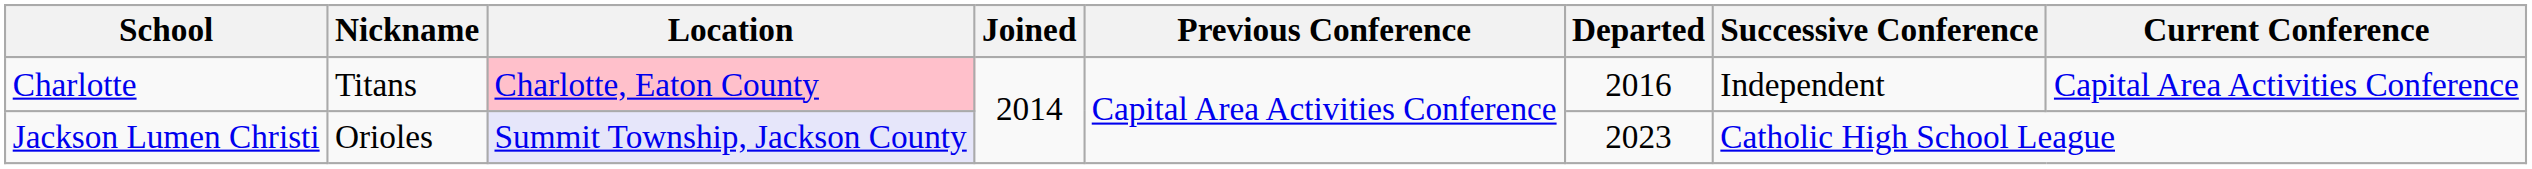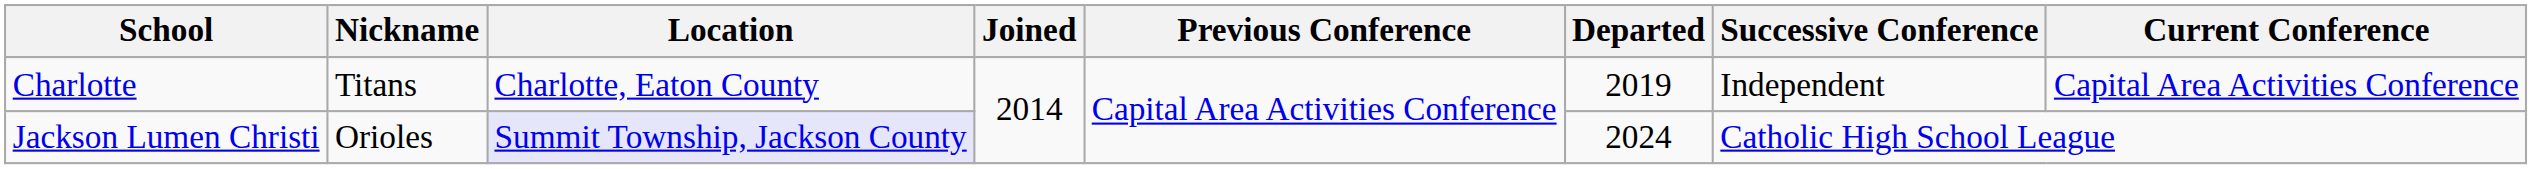(657, 83) pink background -> (657, 83) no background
(1638, 83) 2016 -> (1638, 83) 2019
(1638, 136) 2023 -> (1638, 136) 2024
